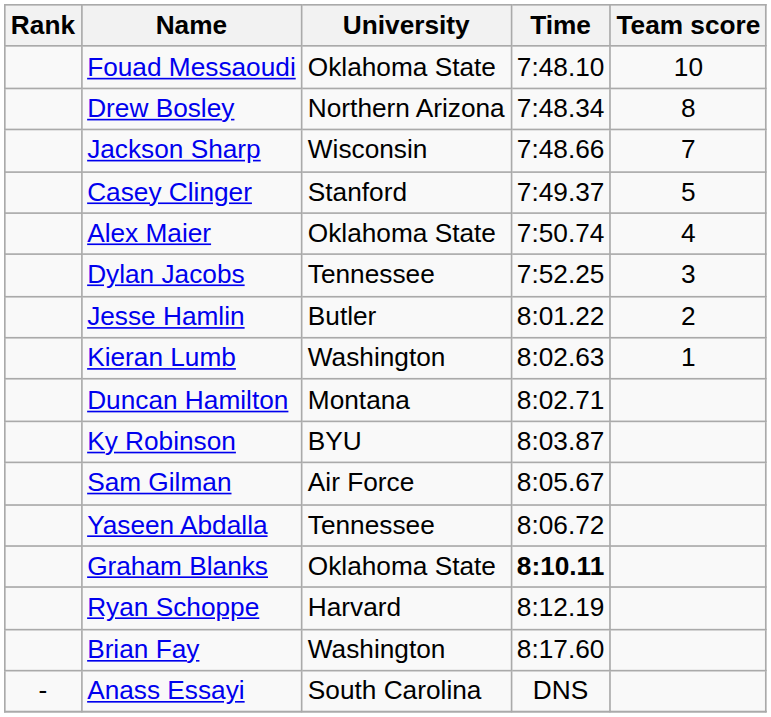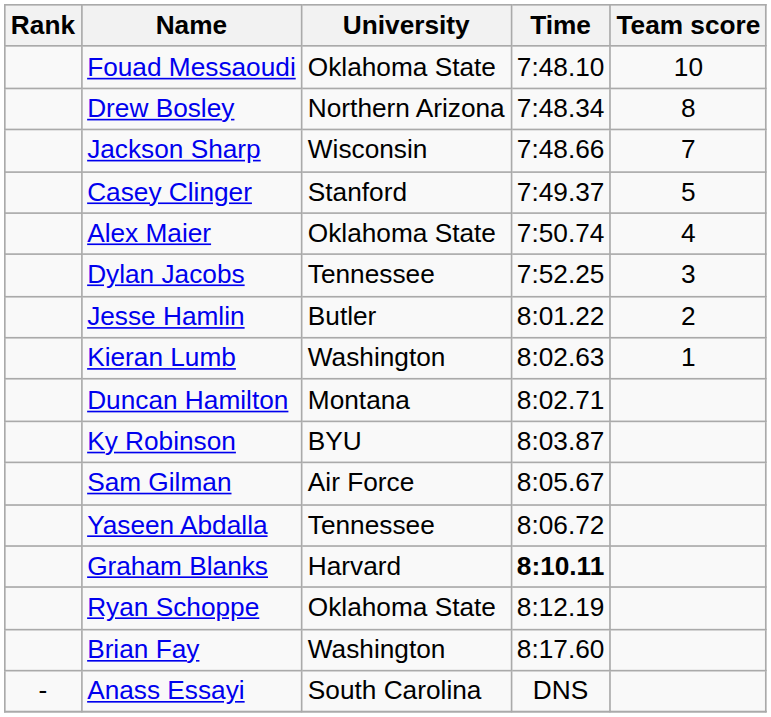(402, 566) Oklahoma State -> (354, 566) Harvard
(354, 607) Harvard -> (402, 607) Oklahoma State
